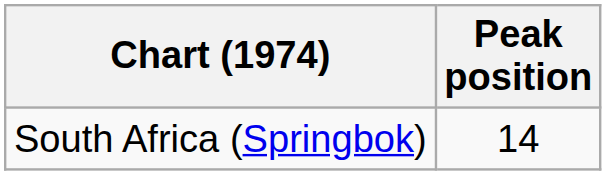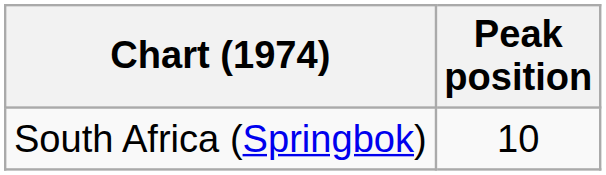(518, 137) 14 -> (518, 137) 10
